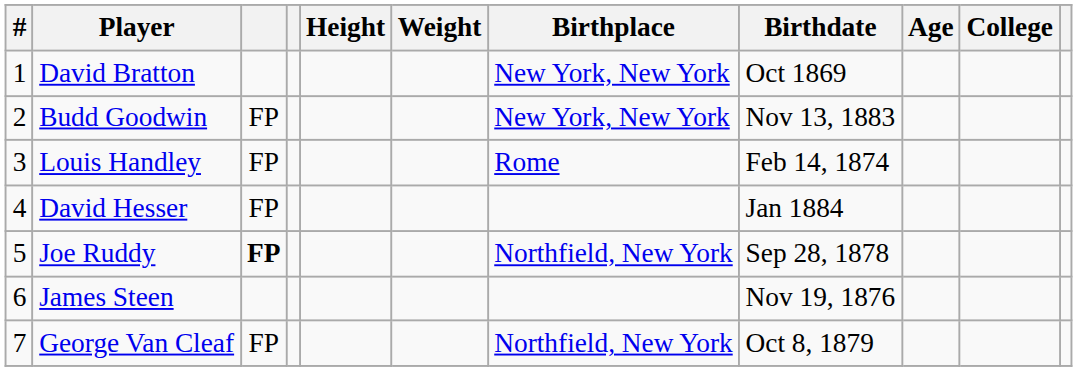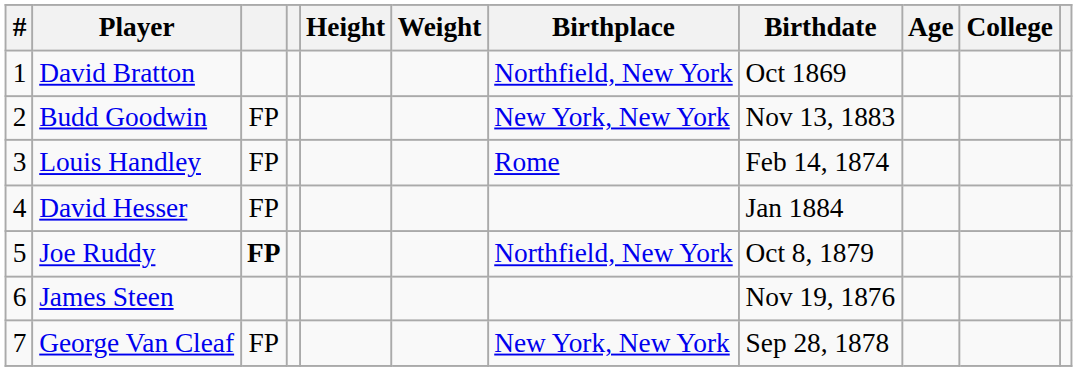(612, 72) New York, New York -> (613, 72) Northfield, New York
(817, 253) Sep 28, 1878 -> (810, 253) Oct 8, 1879
(613, 343) Northfield, New York -> (612, 343) New York, New York
(810, 343) Oct 8, 1879 -> (817, 343) Sep 28, 1878
